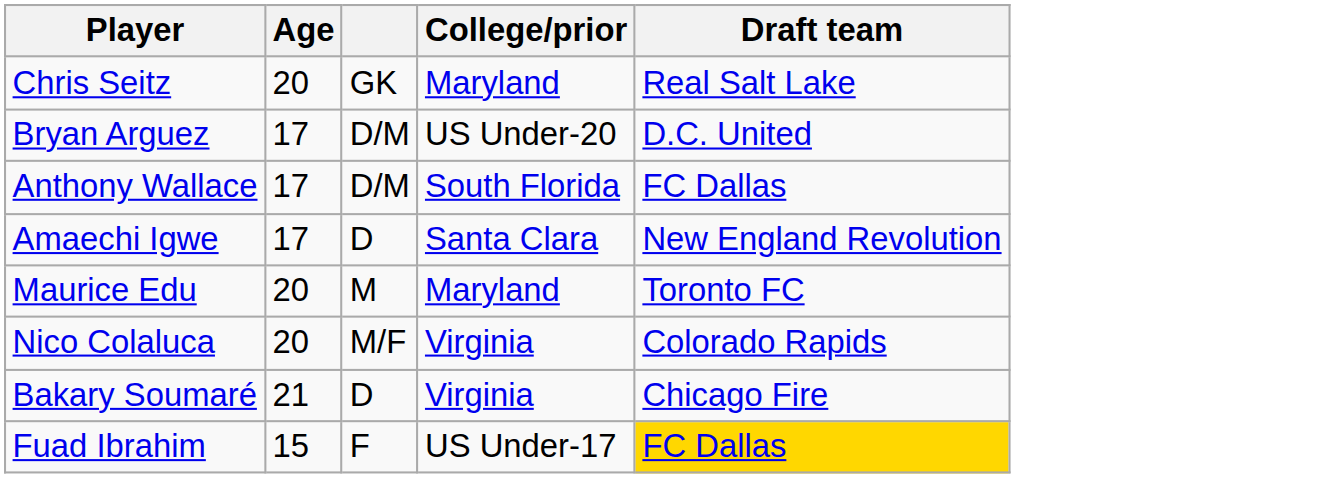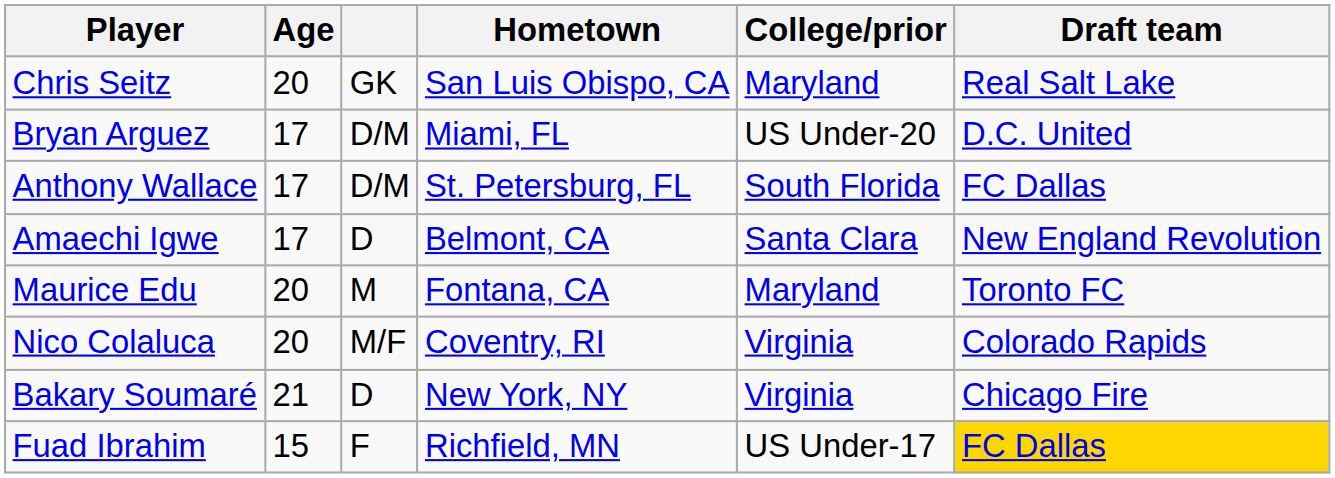+ column: (577, 30)
